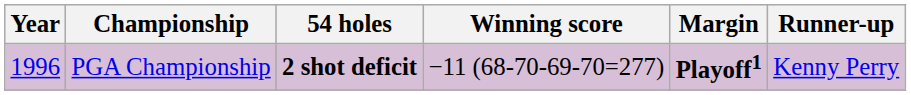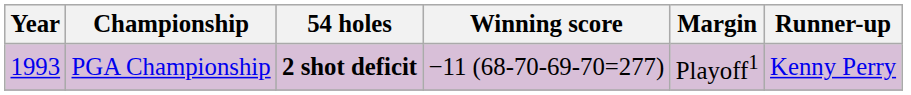(35, 66) 1996 -> (35, 66) 1993
(719, 66) bold -> (717, 66) normal
